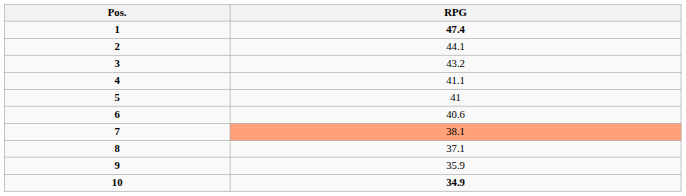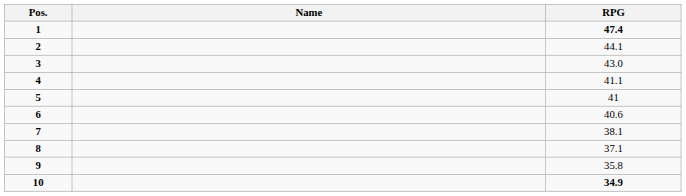+ column: (309, 13)
(456, 64) 43.2 -> (613, 64) 43.0
(456, 132) lightsalmon background -> (613, 132) no background
(456, 166) 35.9 -> (613, 166) 35.8
